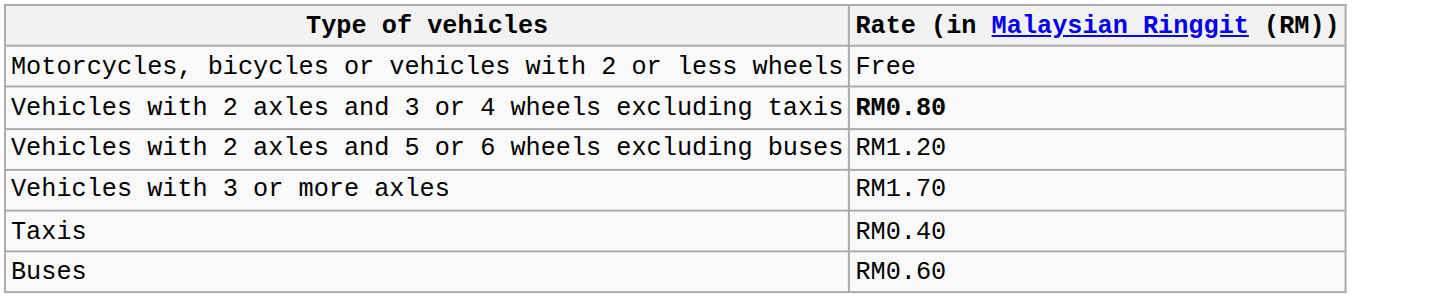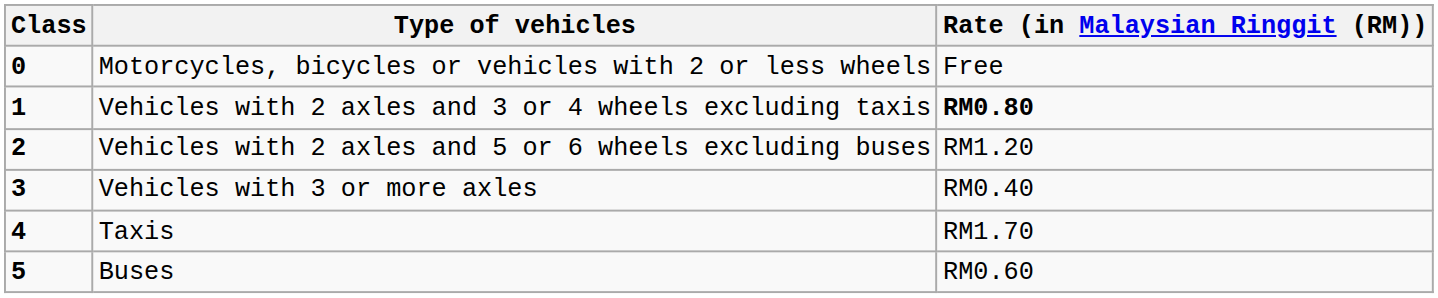+ column: (49, 26)
(901, 190) RM1.70 -> (988, 190) RM0.40
(901, 231) RM0.40 -> (988, 231) RM1.70
